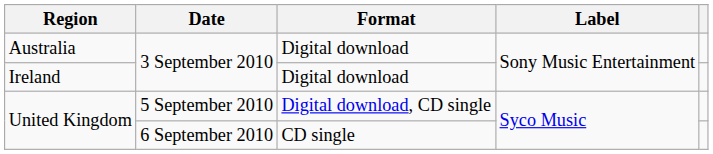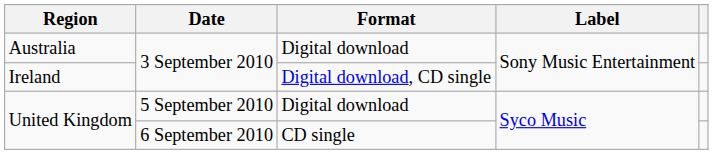(345, 76) Digital download -> (386, 76) Digital download, CD single
(386, 105) Digital download, CD single -> (345, 105) Digital download
